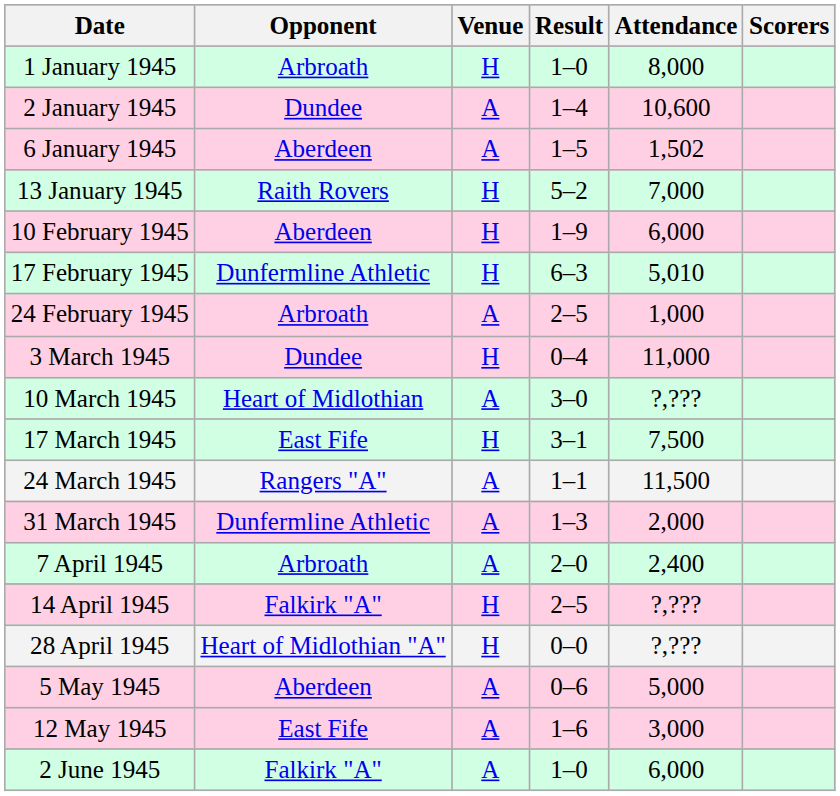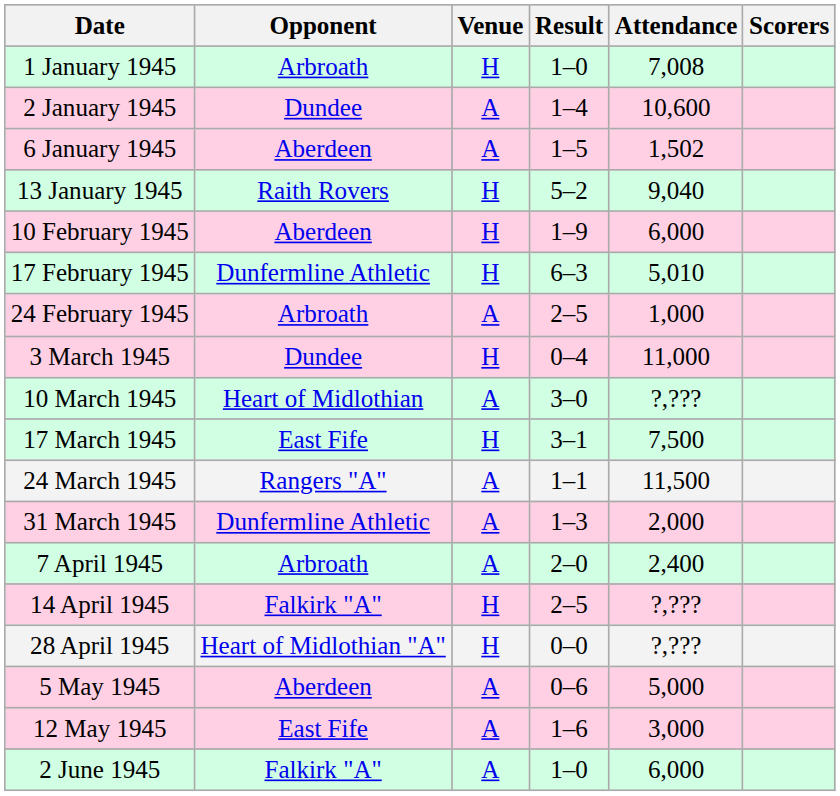(676, 66) 8,000 -> (676, 66) 7,008
(676, 190) 7,000 -> (676, 190) 9,040
